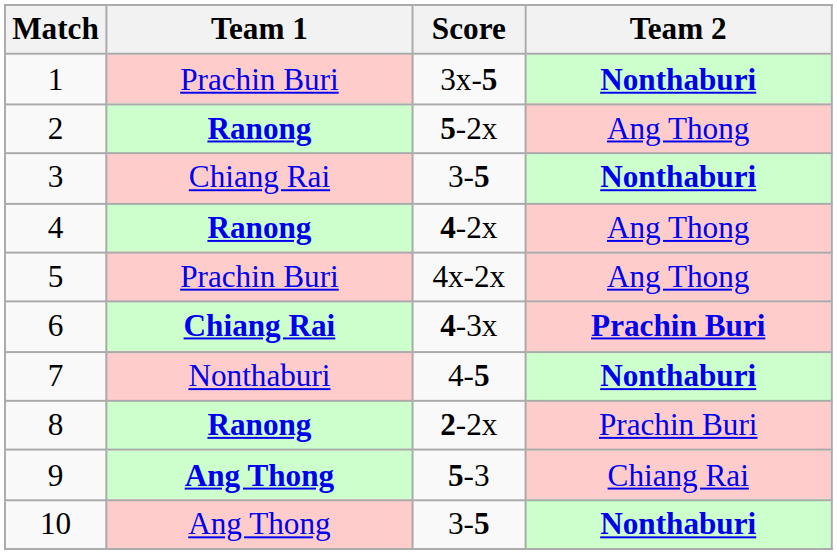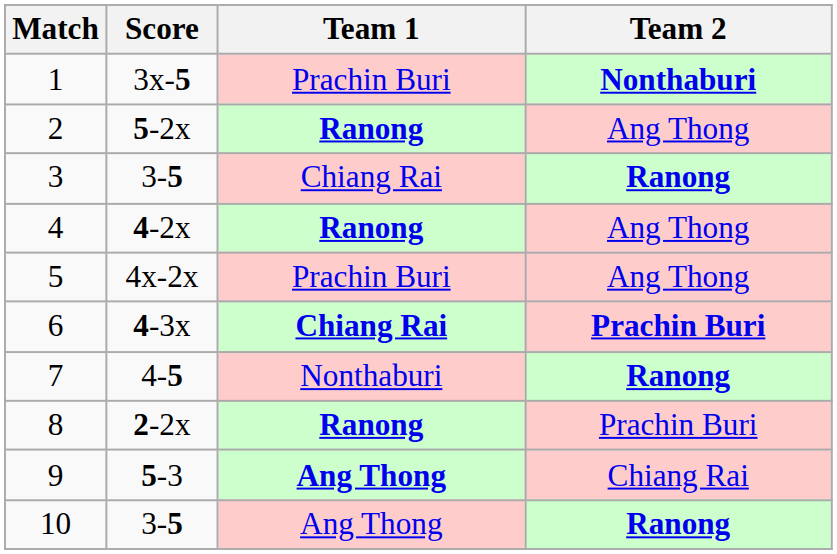columns swapped: (259, 29) <-> (469, 29)
(678, 177) Nonthaburi -> (678, 177) Ranong
(678, 375) Nonthaburi -> (678, 375) Ranong
(678, 524) Nonthaburi -> (678, 524) Ranong
